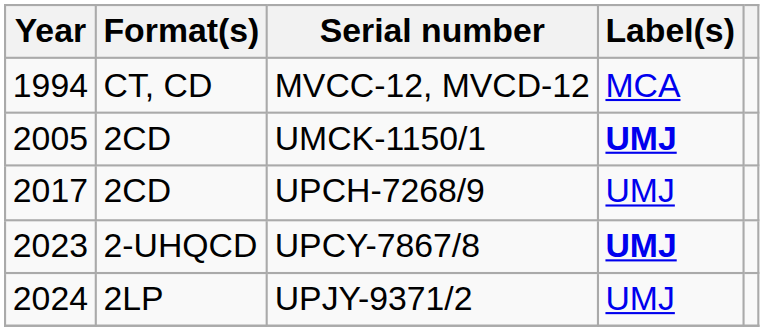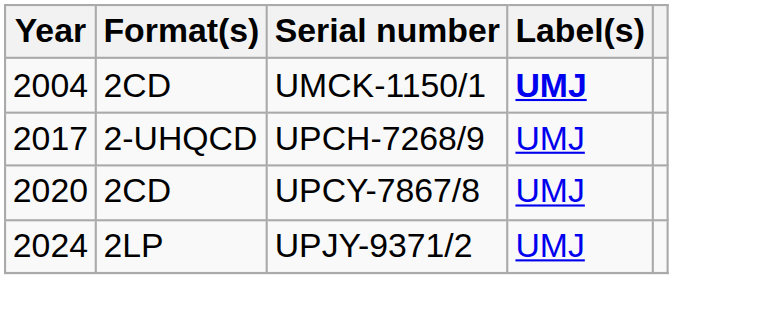- row: (432, 84)
(50, 138) 2005 -> (50, 84) 2004
(137, 191) 2CD -> (180, 138) 2-UHQCD
(50, 245) 2023 -> (50, 191) 2020
(180, 245) 2-UHQCD -> (137, 191) 2CD
(641, 245) bold -> (550, 191) normal
